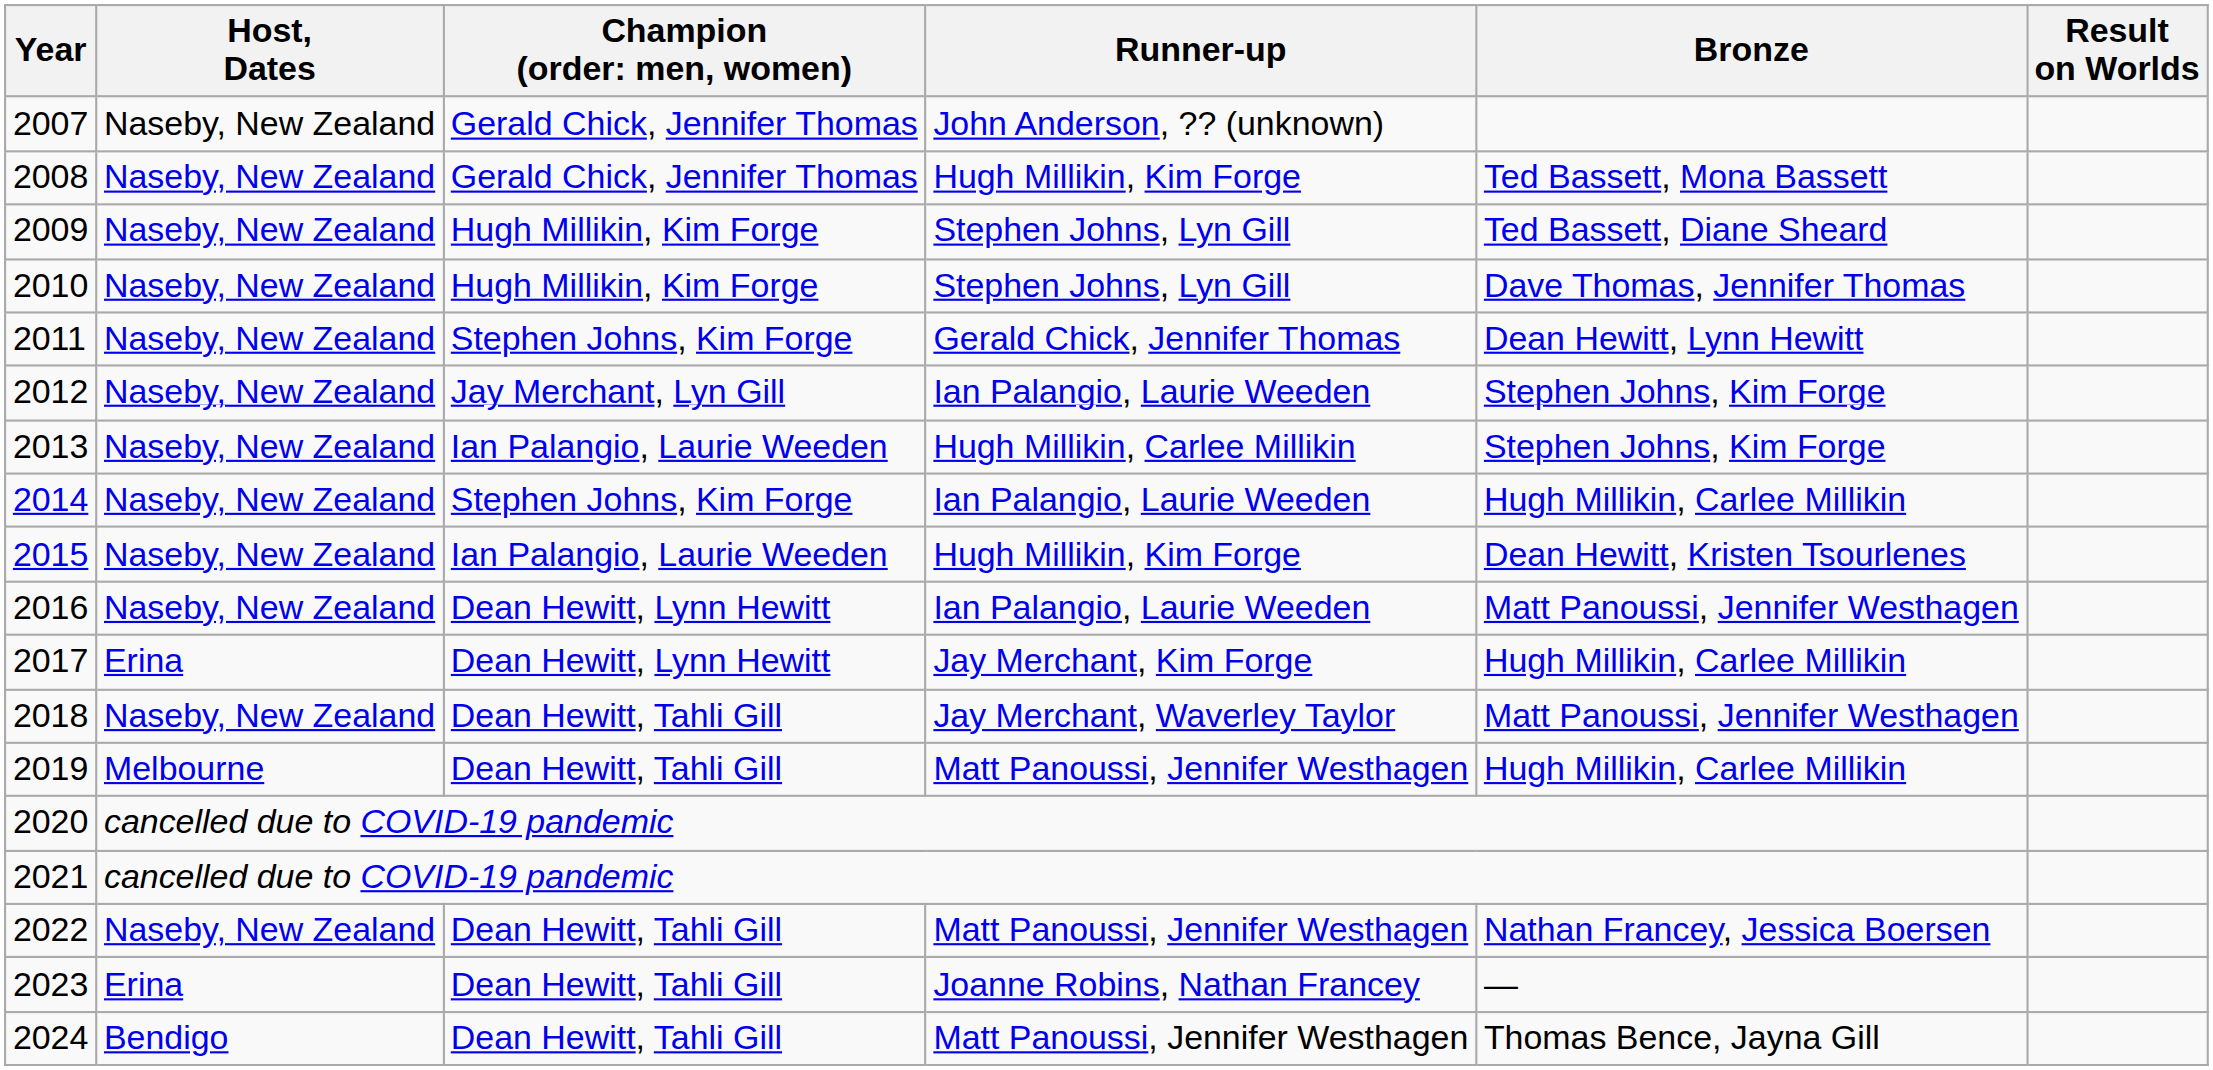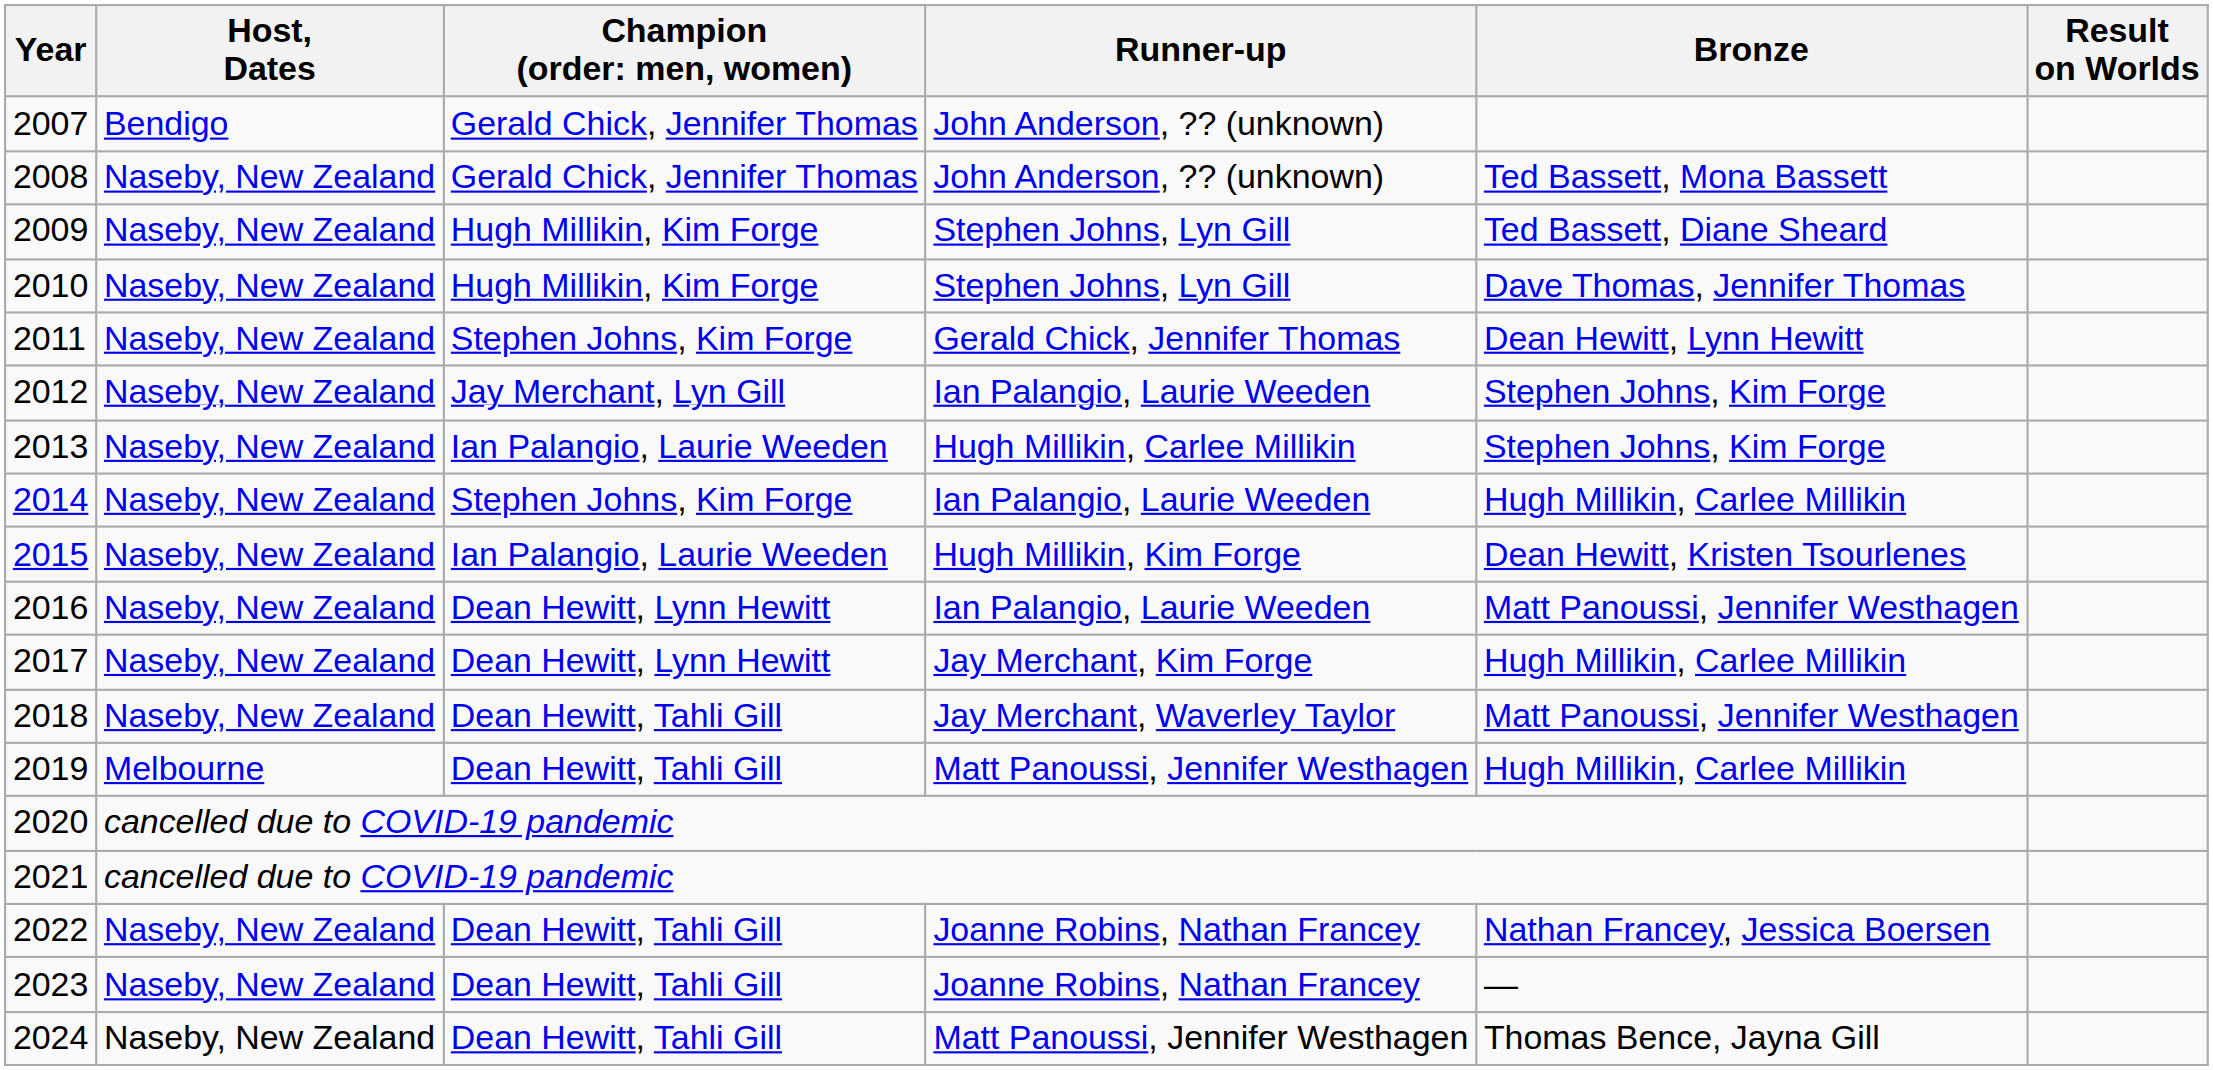(270, 123) Naseby, New Zealand -> (166, 123) Bendigo
(1117, 177) Hugh Millikin, Kim Forge -> (1159, 177) John Anderson, ?? (unknown)
(144, 661) Erina -> (270, 661) Naseby, New Zealand
(1201, 930) Matt Panoussi, Jennifer Westhagen -> (1177, 930) Joanne Robins, Nathan Francey
(144, 984) Erina -> (270, 984) Naseby, New Zealand
(166, 1037) Bendigo -> (270, 1037) Naseby, New Zealand
